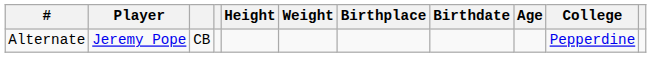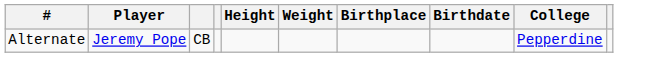- column: (530, 16)
